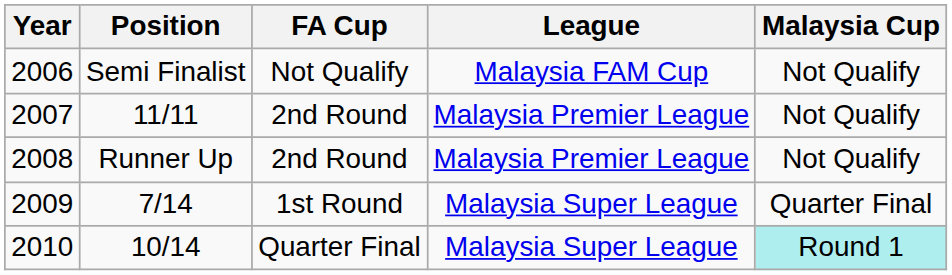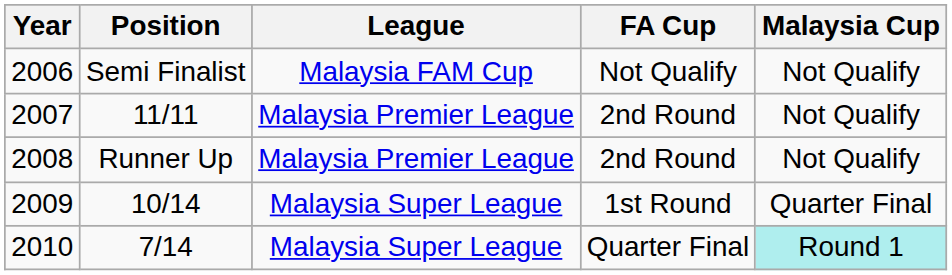columns swapped: (591, 26) <-> (339, 26)
(166, 203) 7/14 -> (166, 203) 10/14
(166, 247) 10/14 -> (166, 247) 7/14
